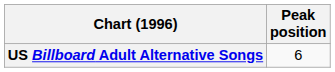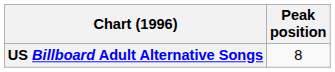(298, 55) 6 -> (298, 55) 8
